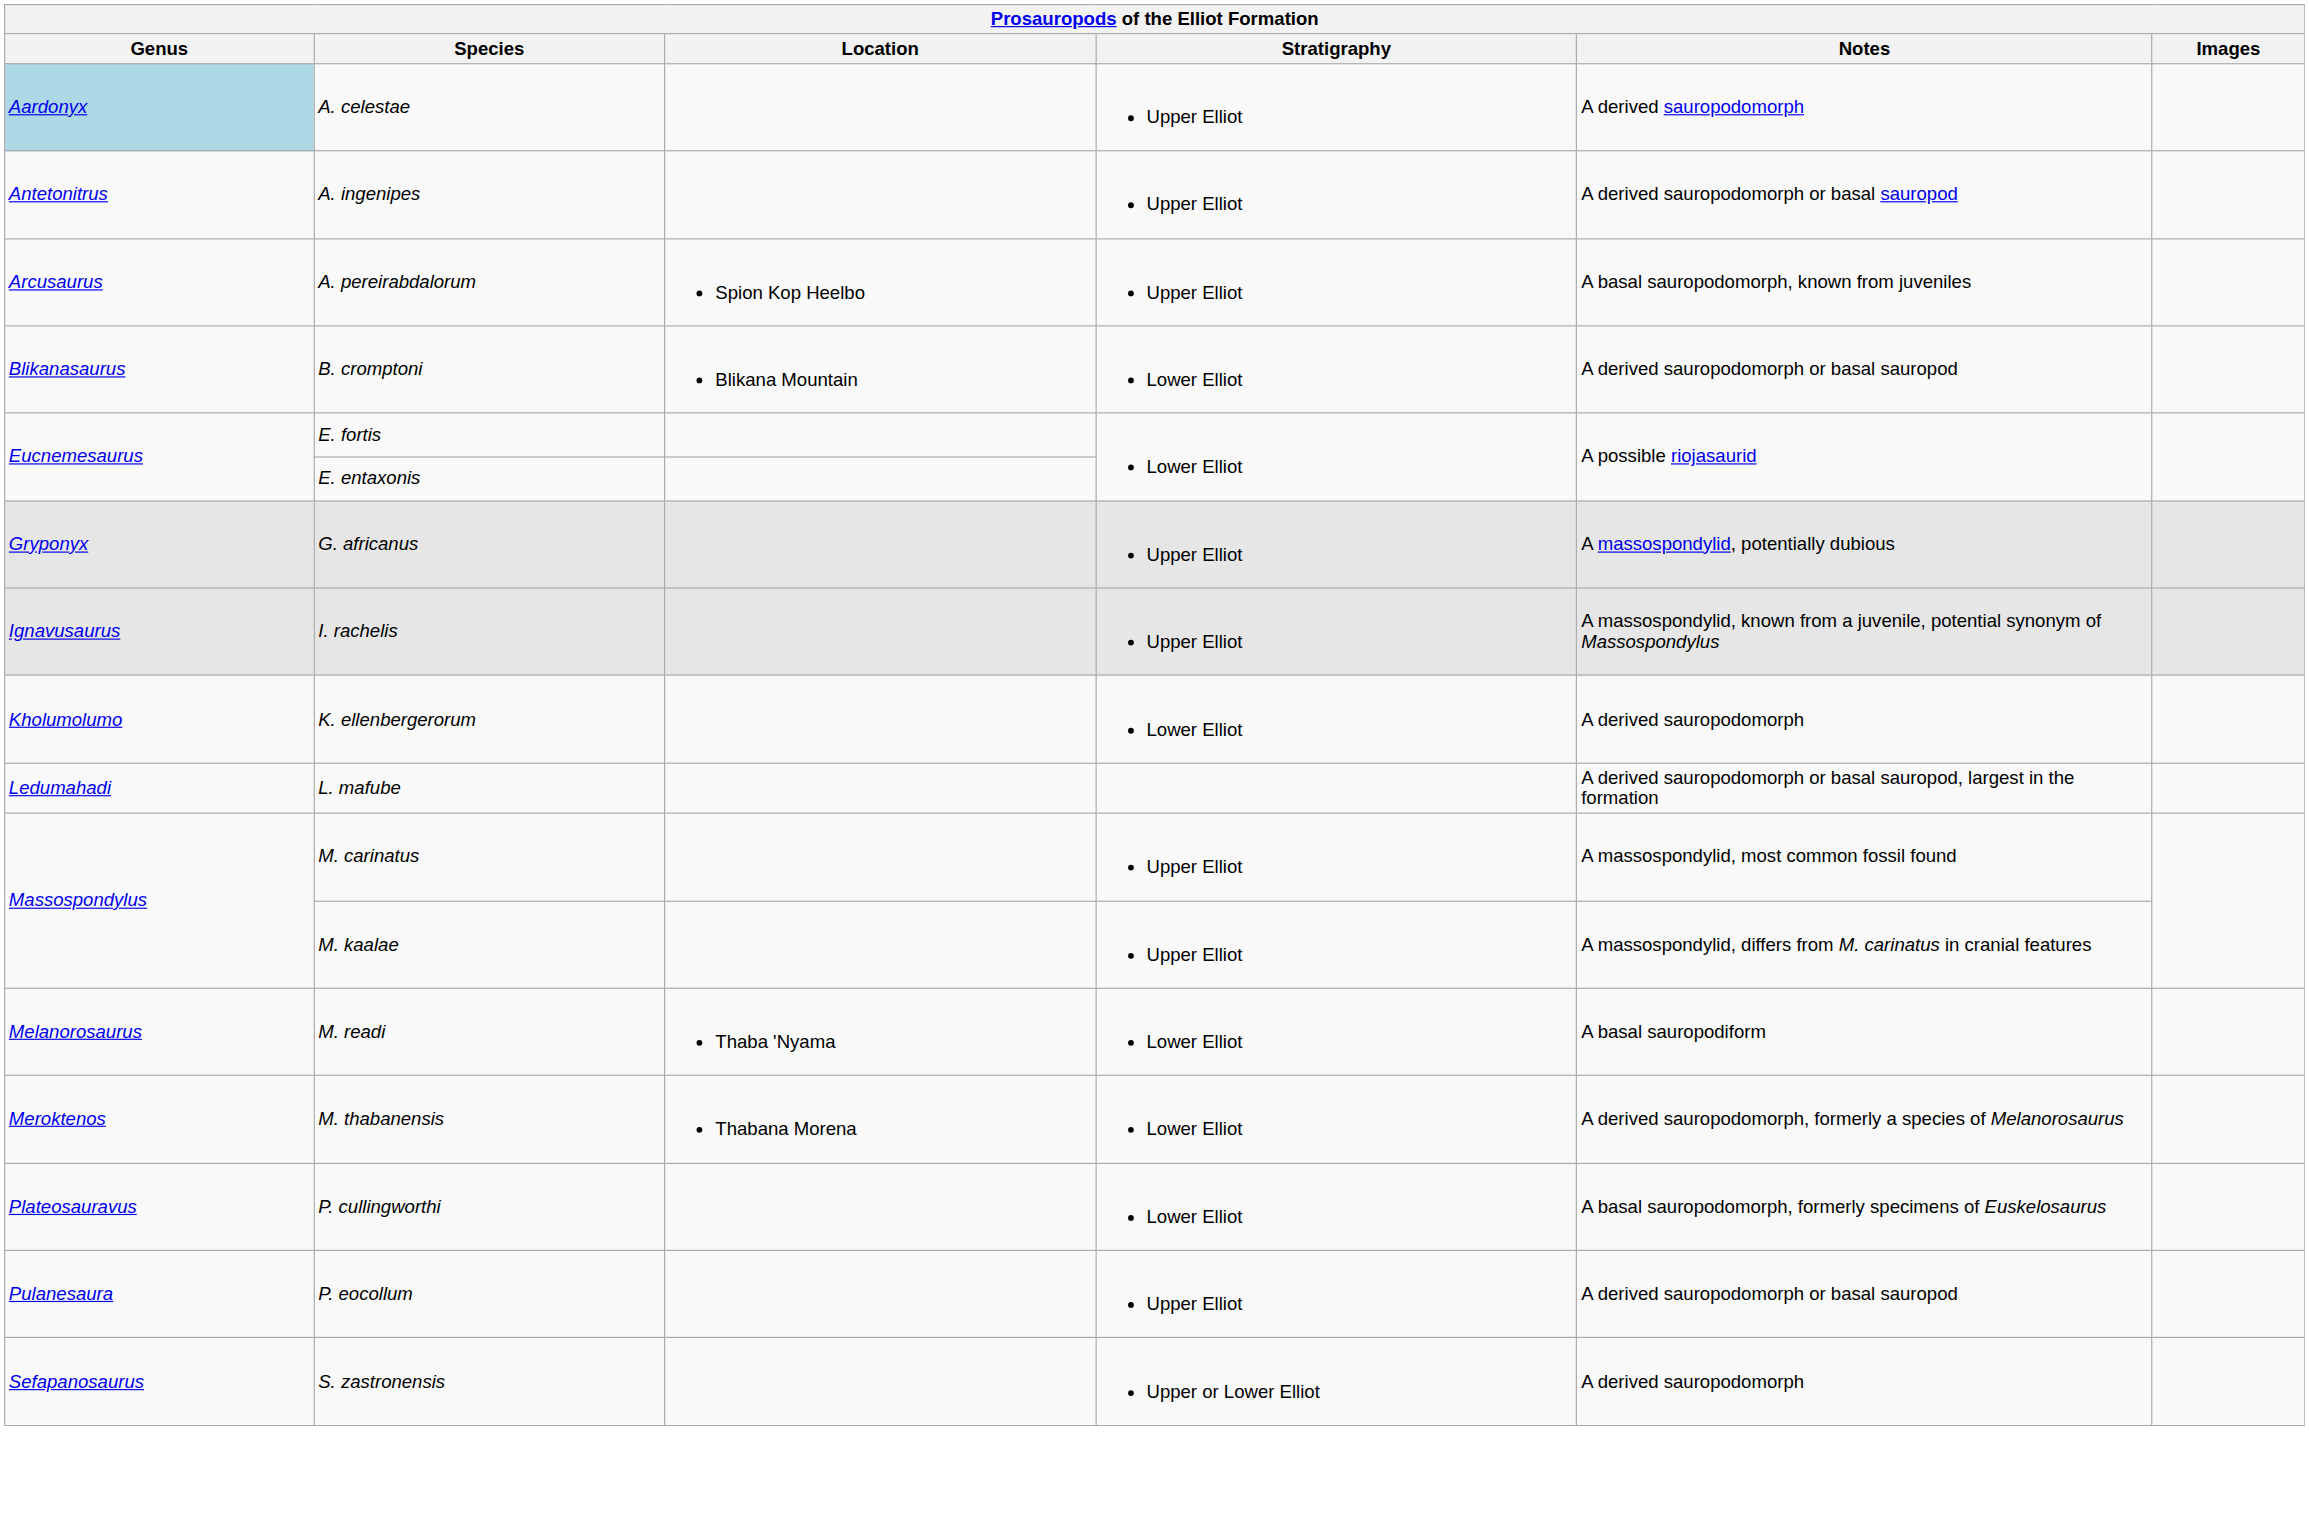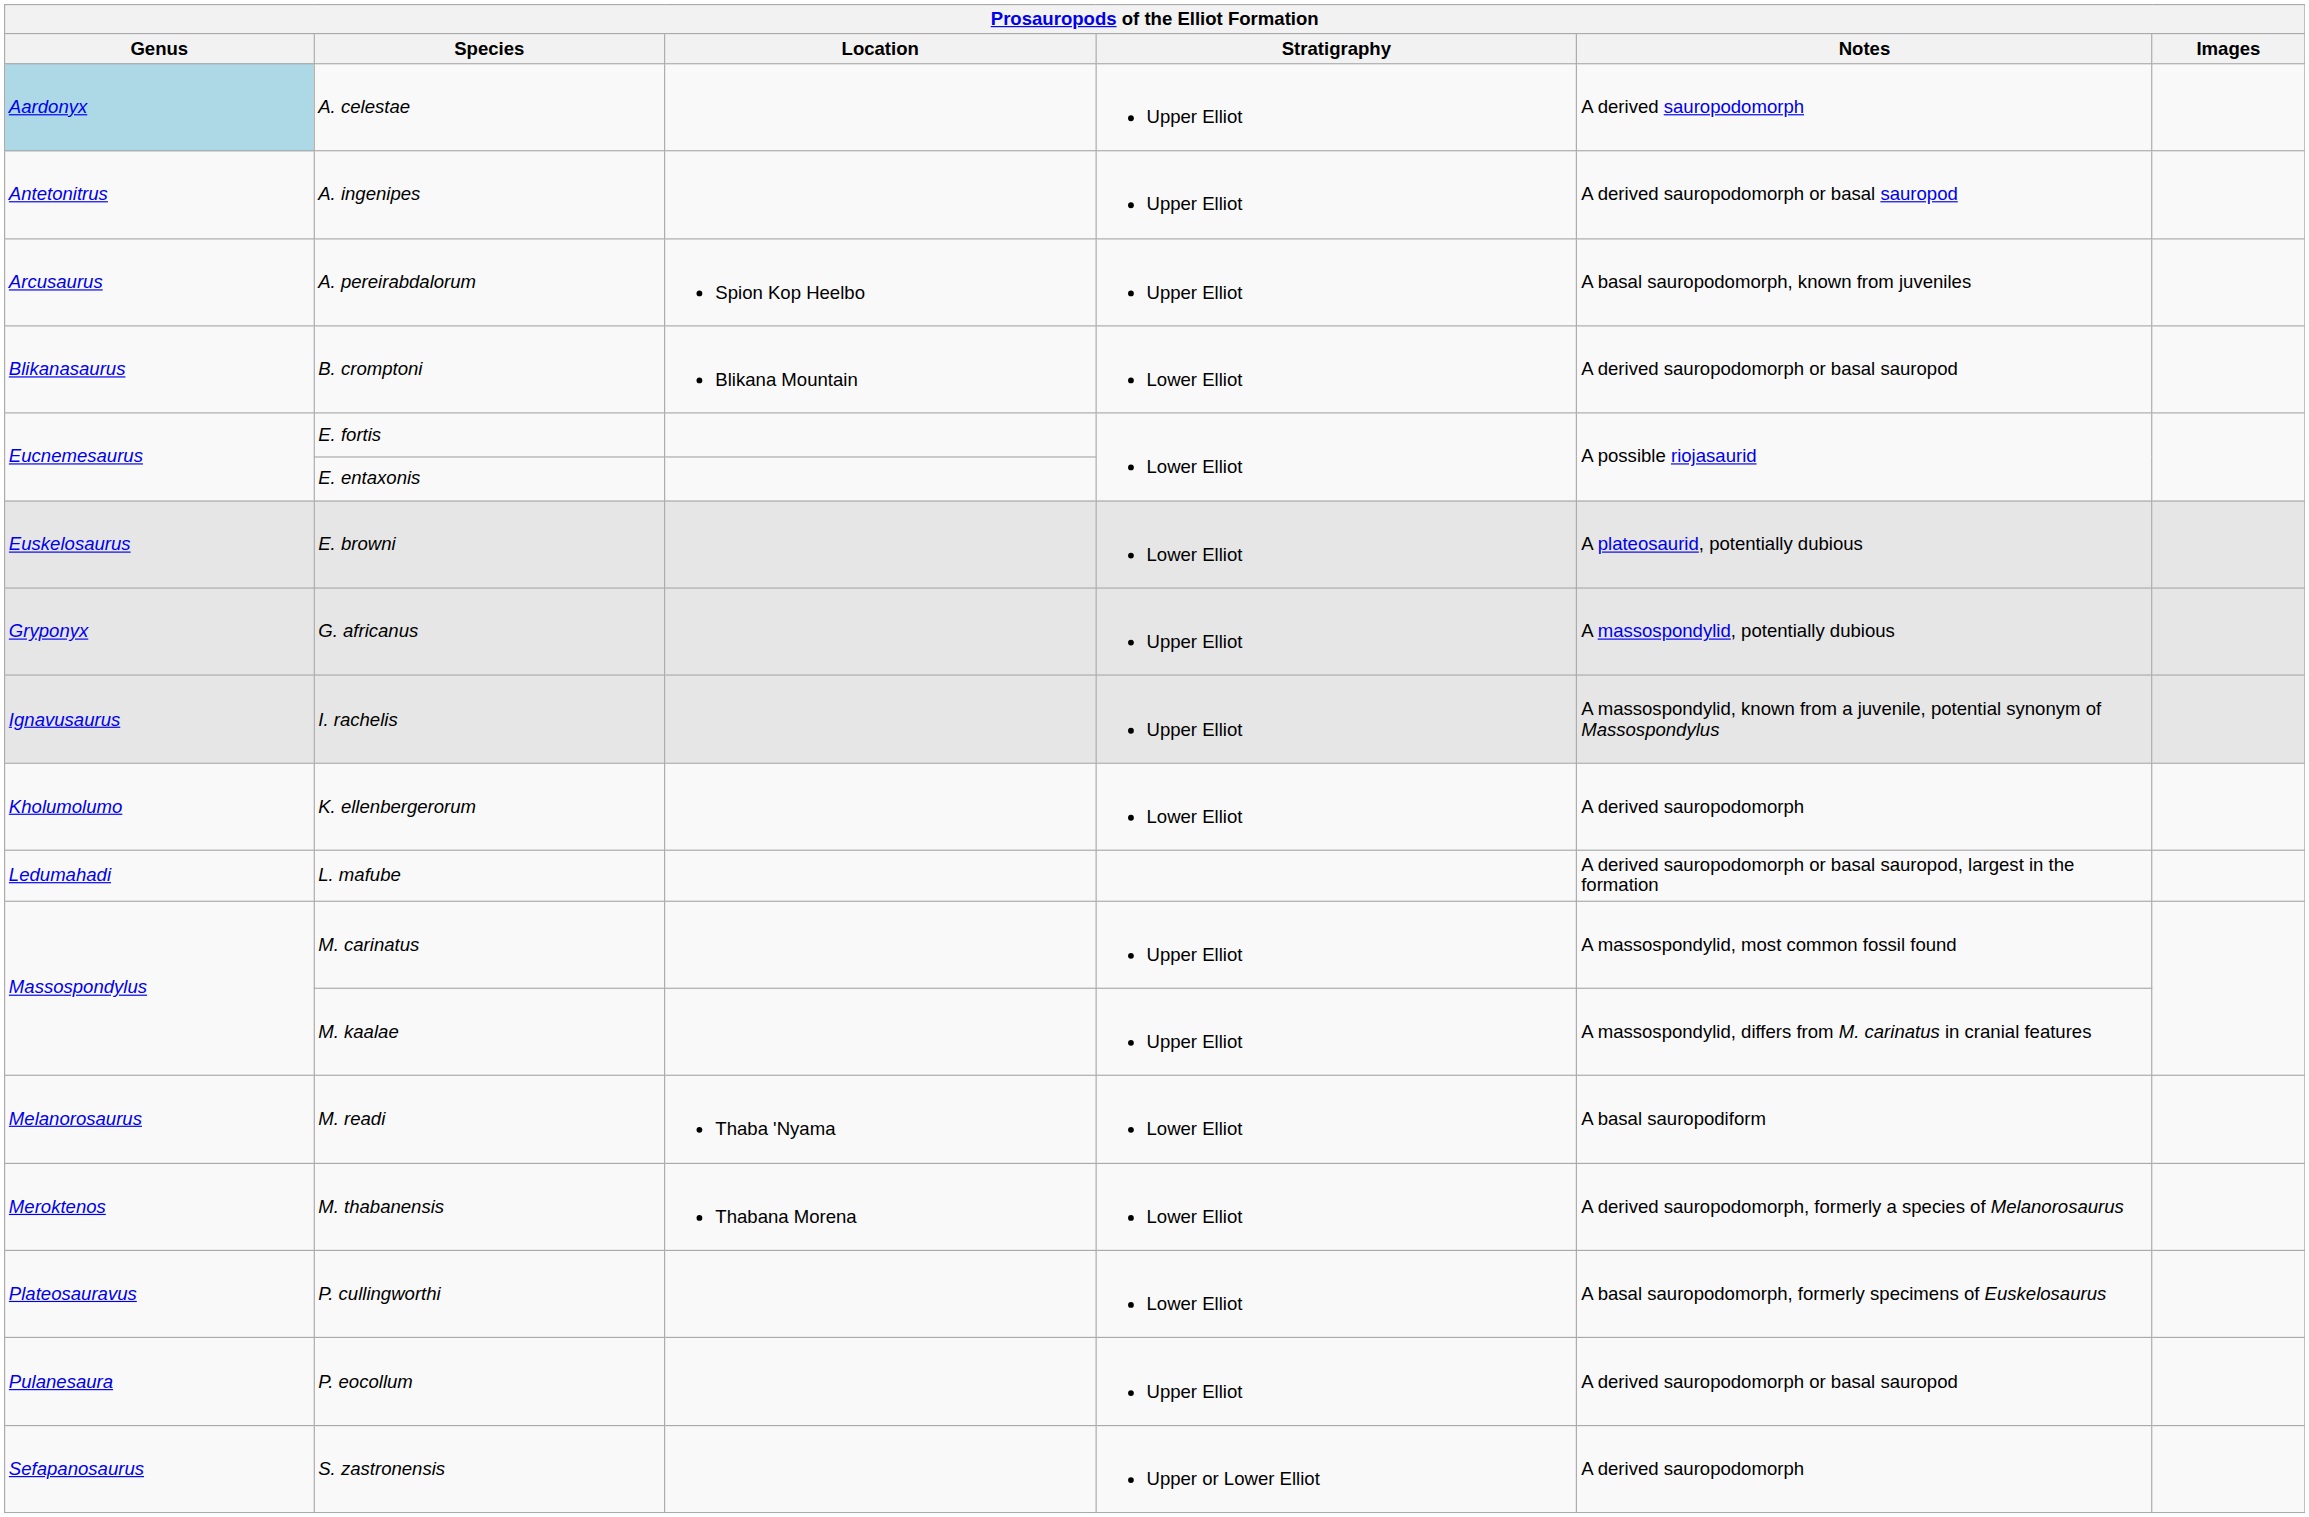+ row: (357, 544)
